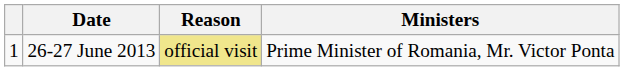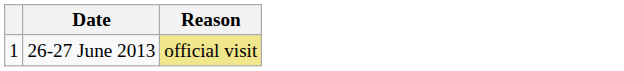- column: (440, 19)
